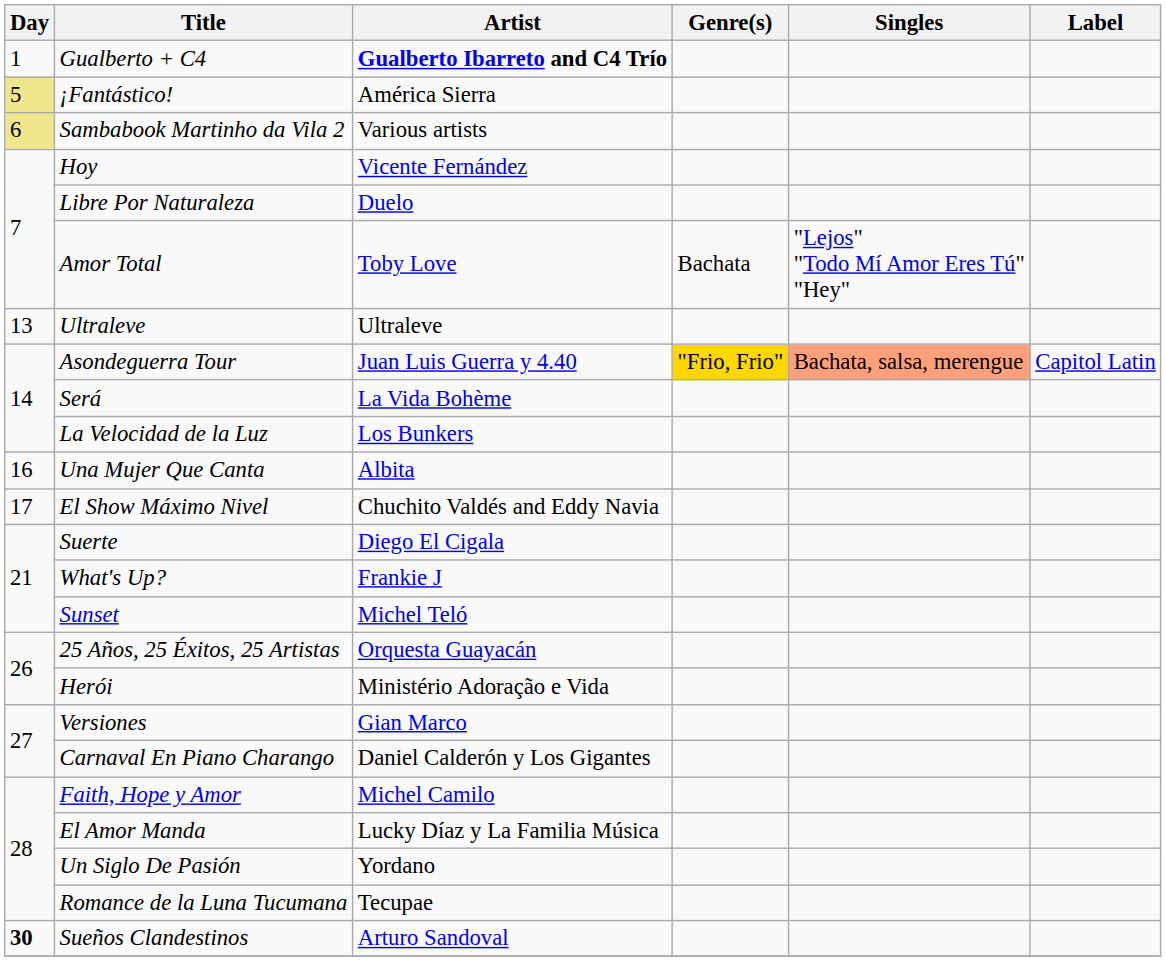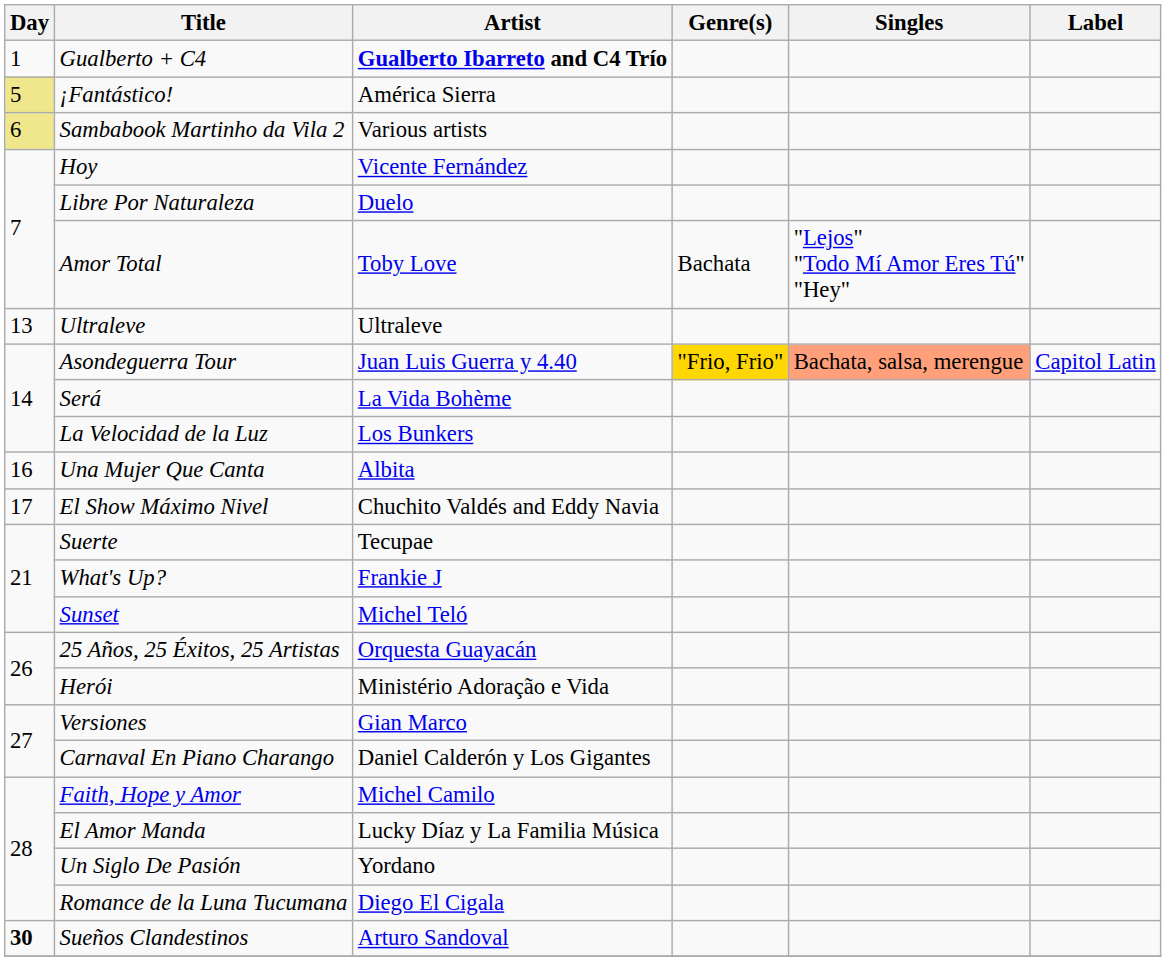(431, 542) Diego El Cigala -> (395, 542) Tecupae
(395, 902) Tecupae -> (431, 902) Diego El Cigala
